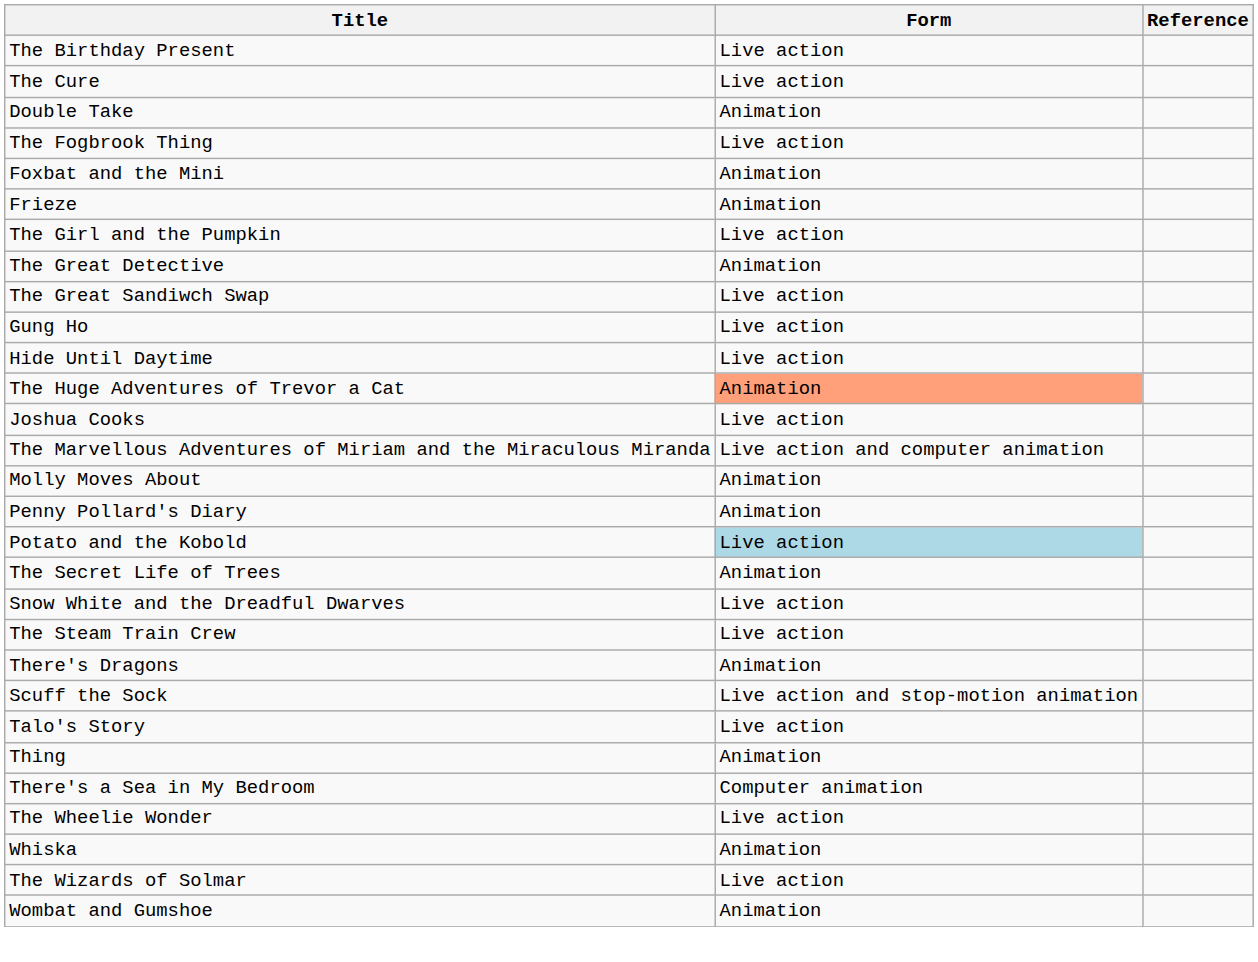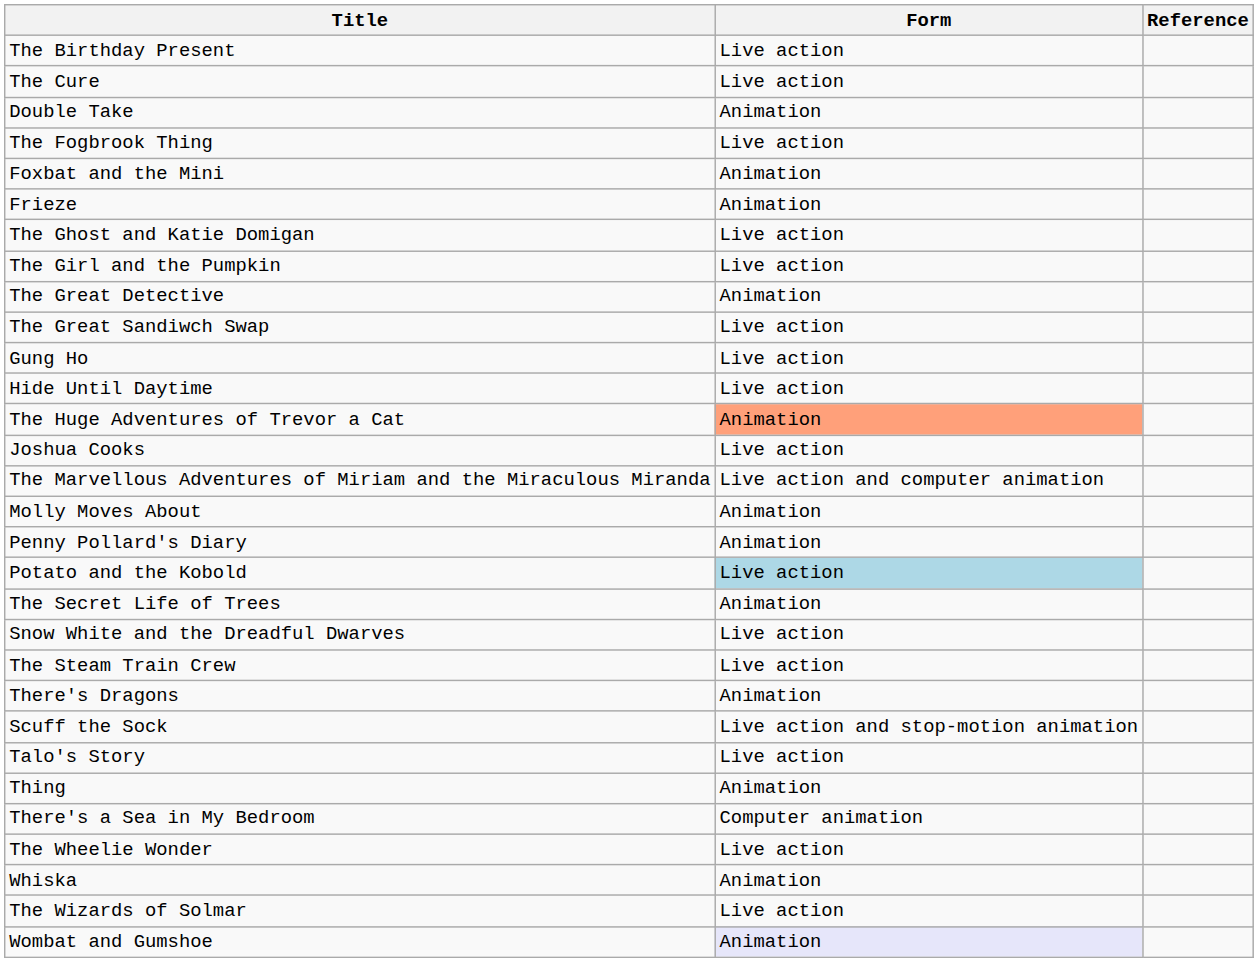+ row: (162, 235)
(770, 911) no background -> (770, 942) lavender background
